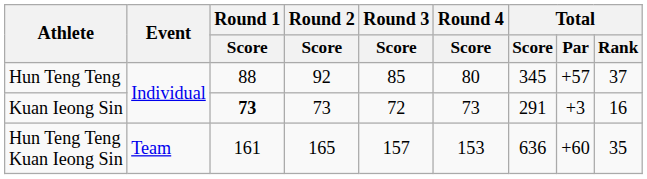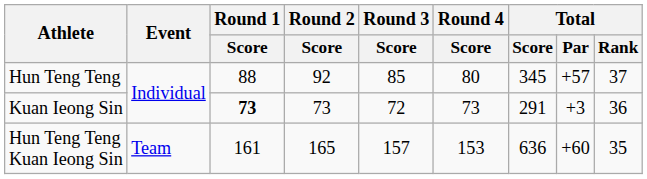(618, 108) 16 -> (618, 108) 36
